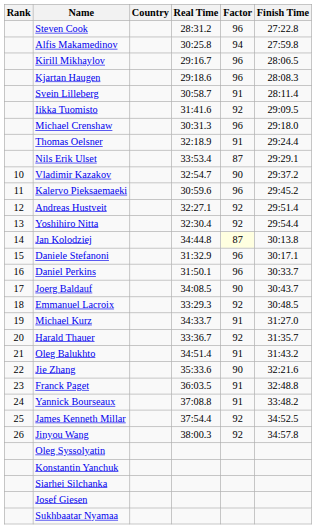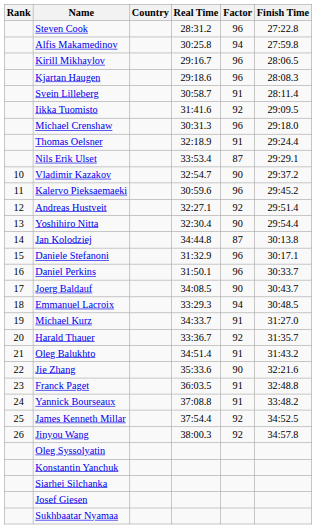(238, 223) 92 -> (238, 223) 90
(238, 239) lightyellow background -> (238, 239) no background
(238, 304) 92 -> (238, 304) 94
